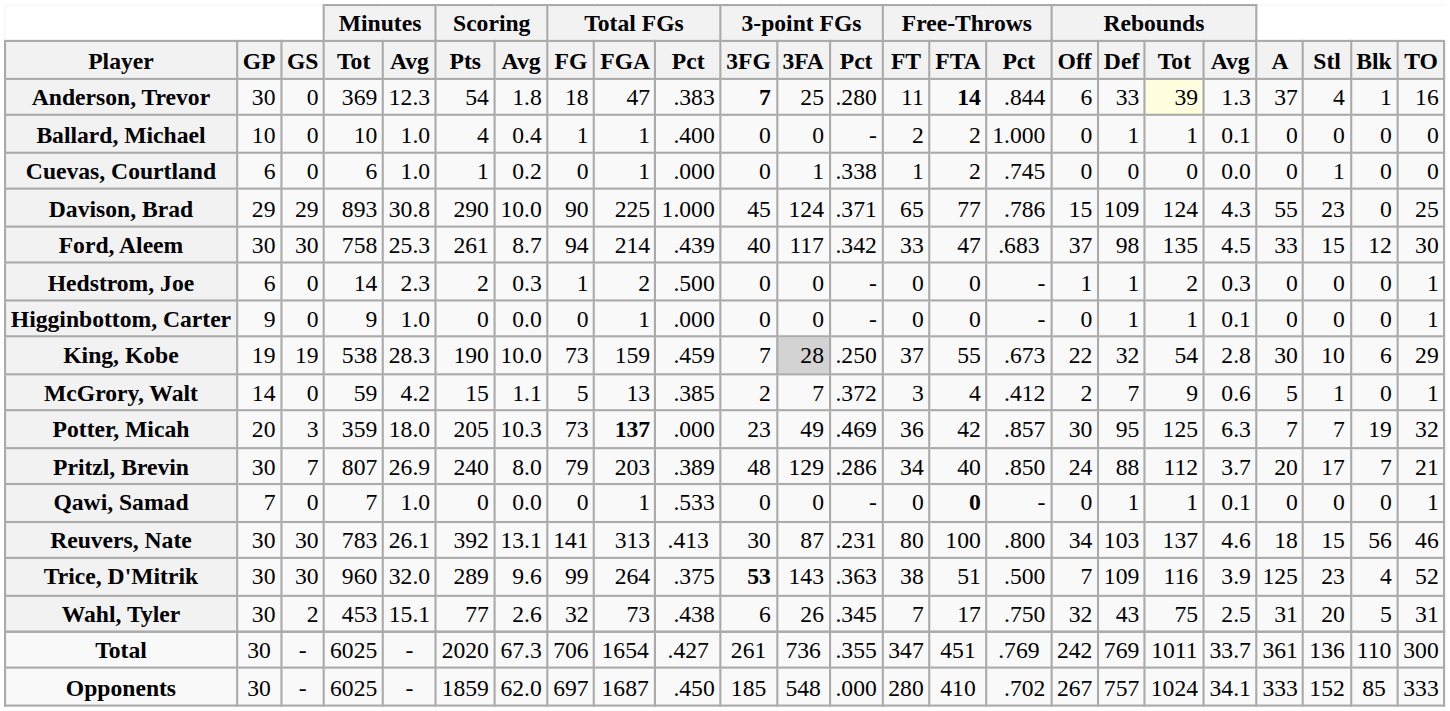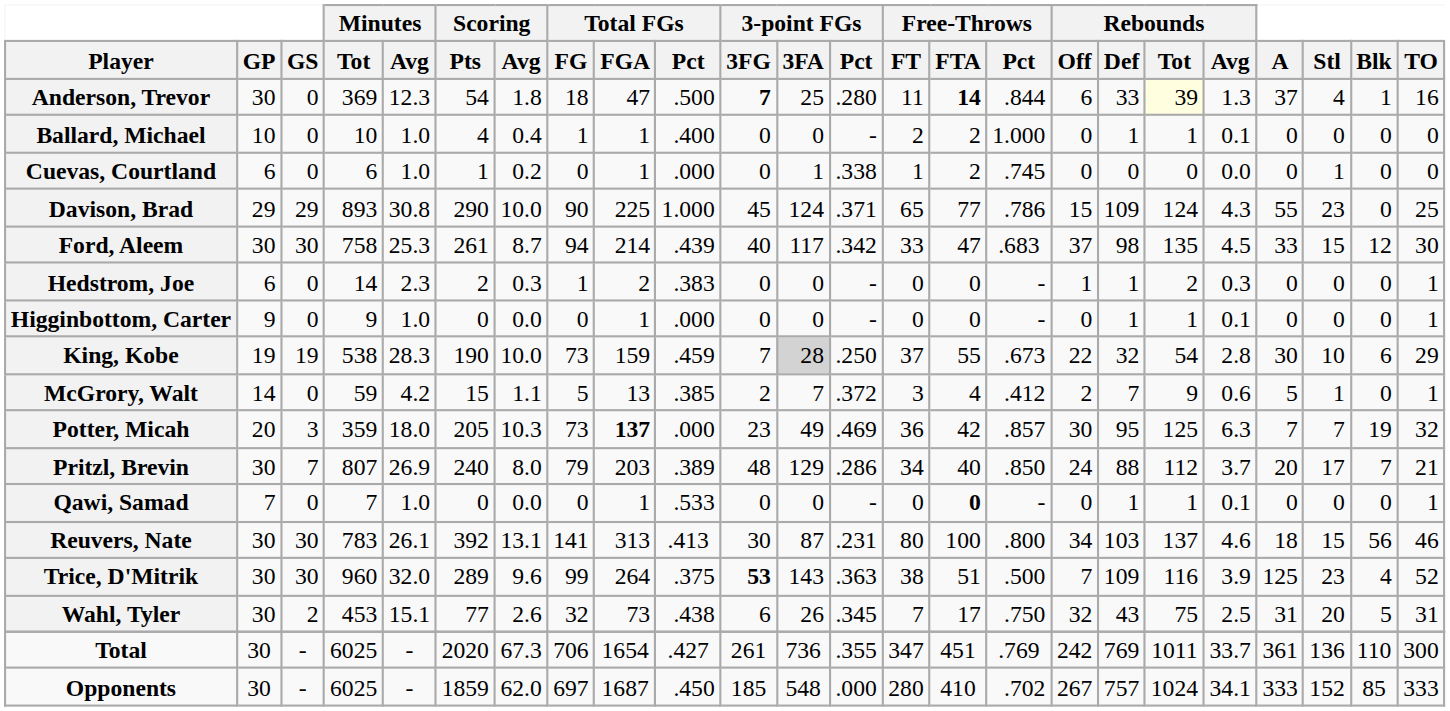(694, 97) .383 -> (694, 97) .500
(694, 282) .500 -> (694, 282) .383
